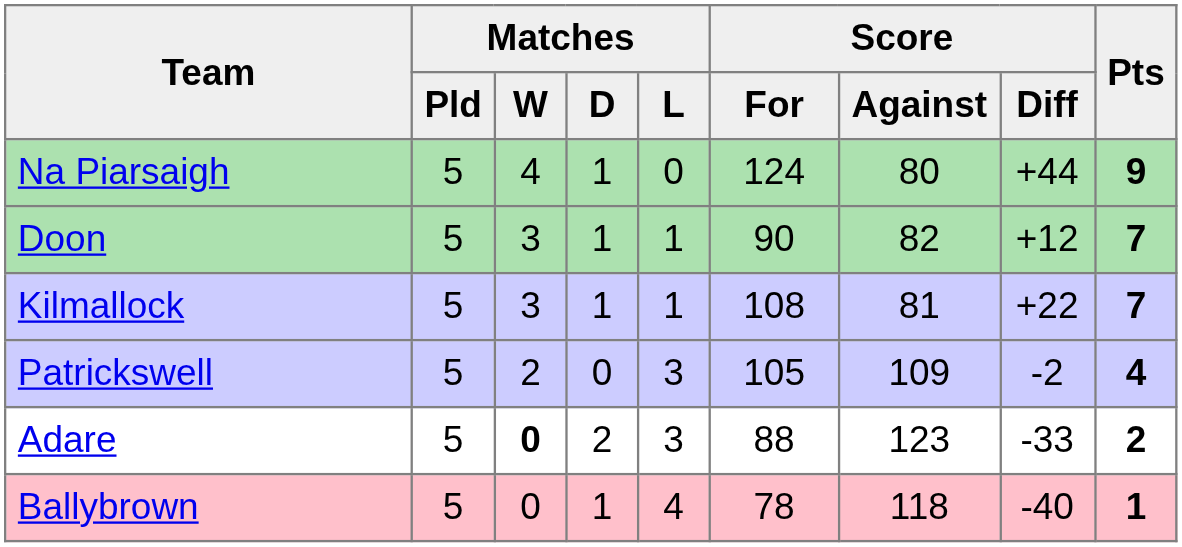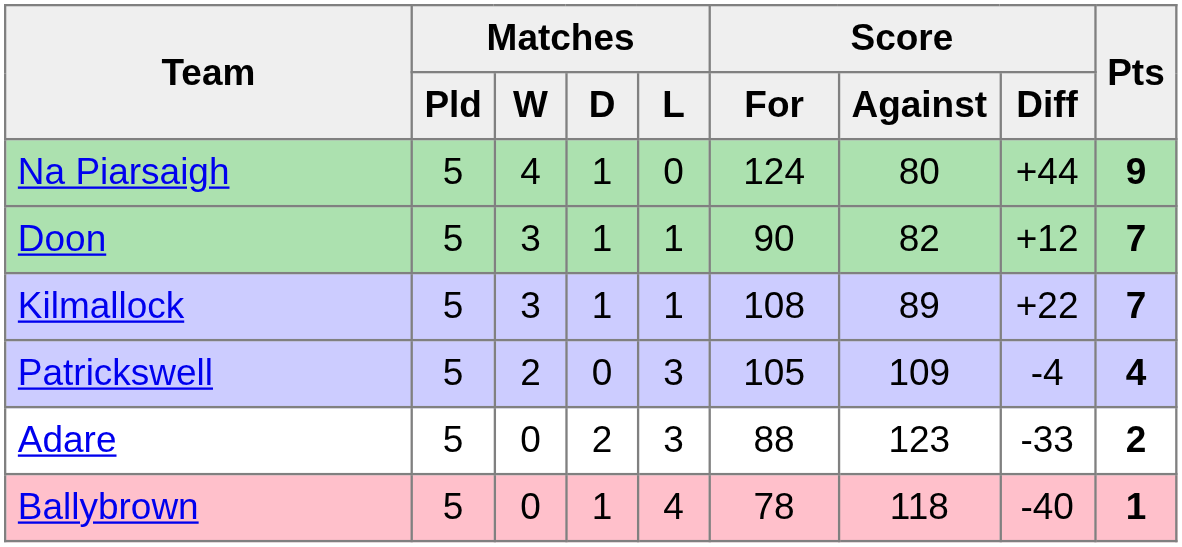(919, 305) 81 -> (919, 305) 89
(1047, 372) -2 -> (1047, 372) -4
(530, 439) bold -> (530, 439) normal
